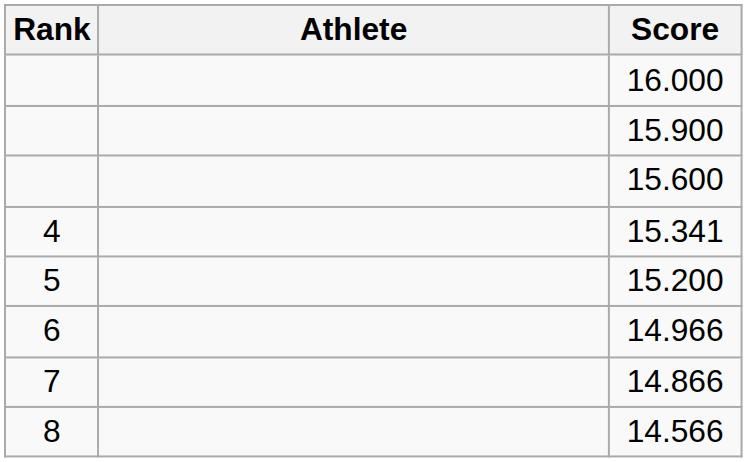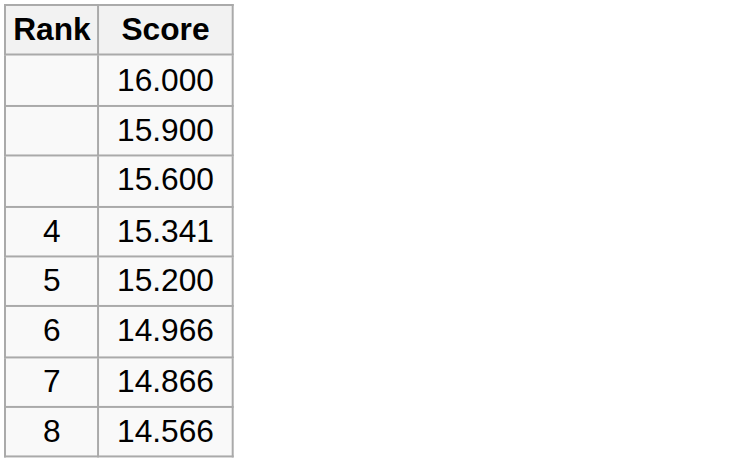- column: (354, 29)
